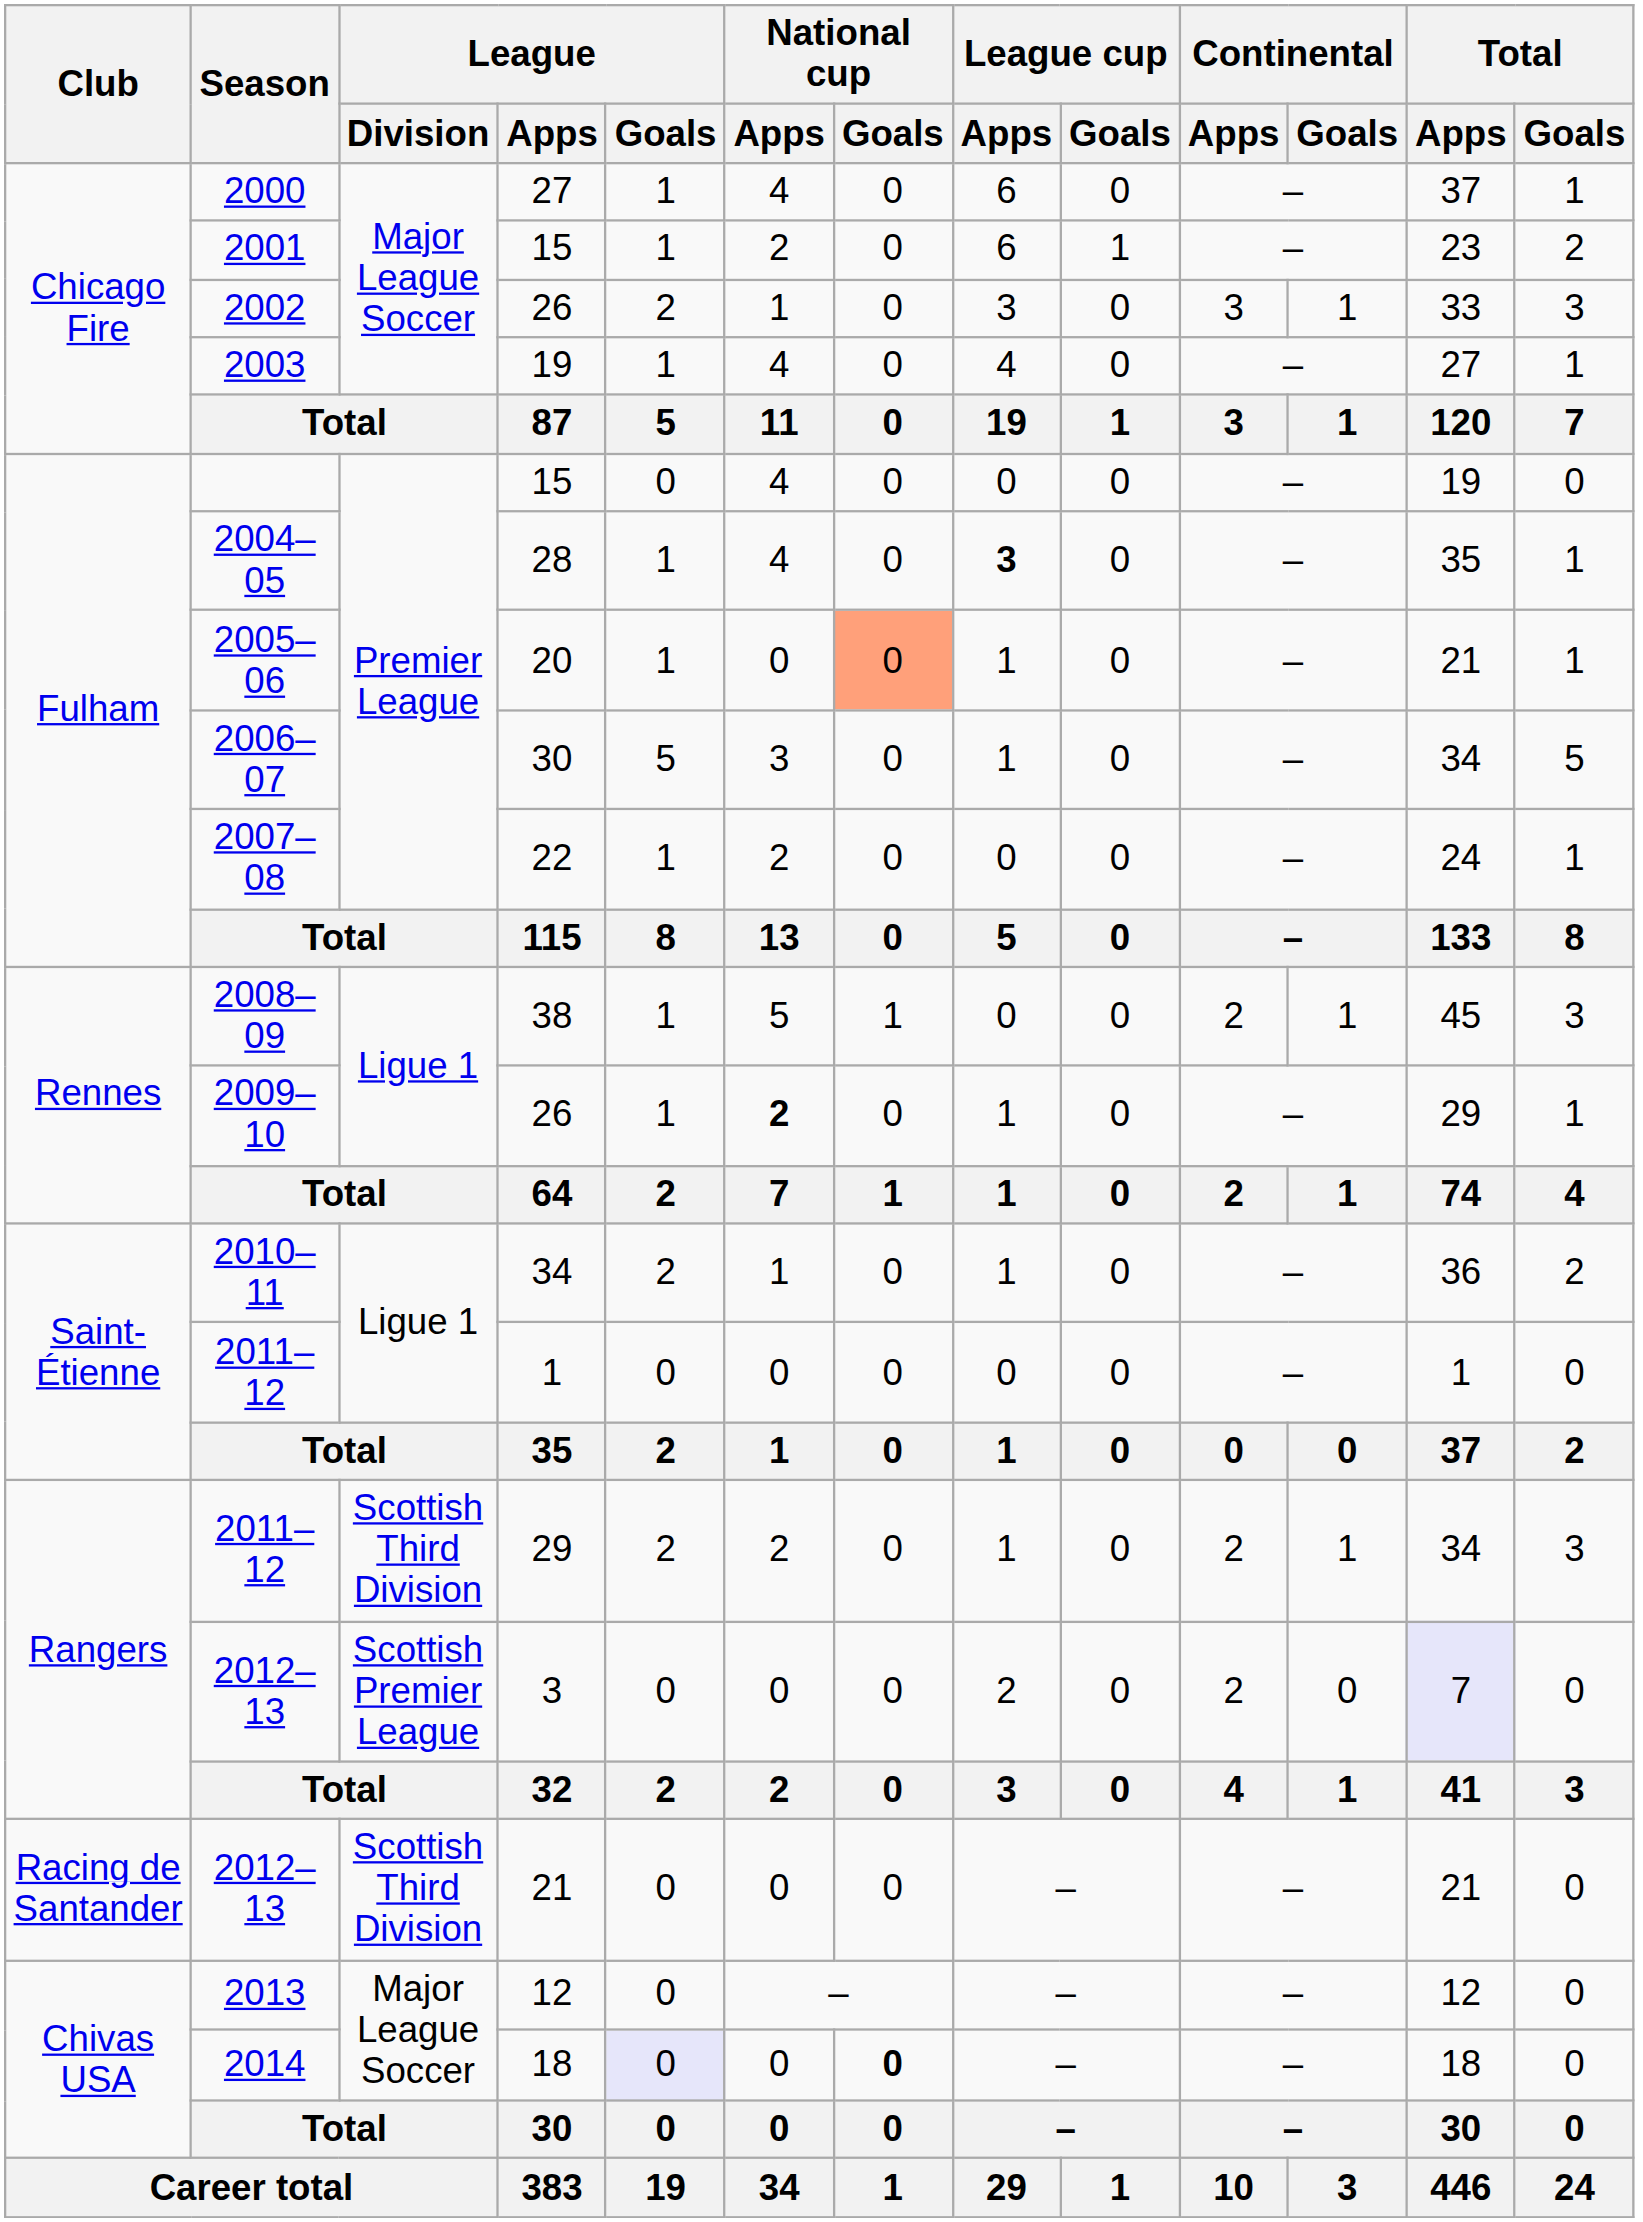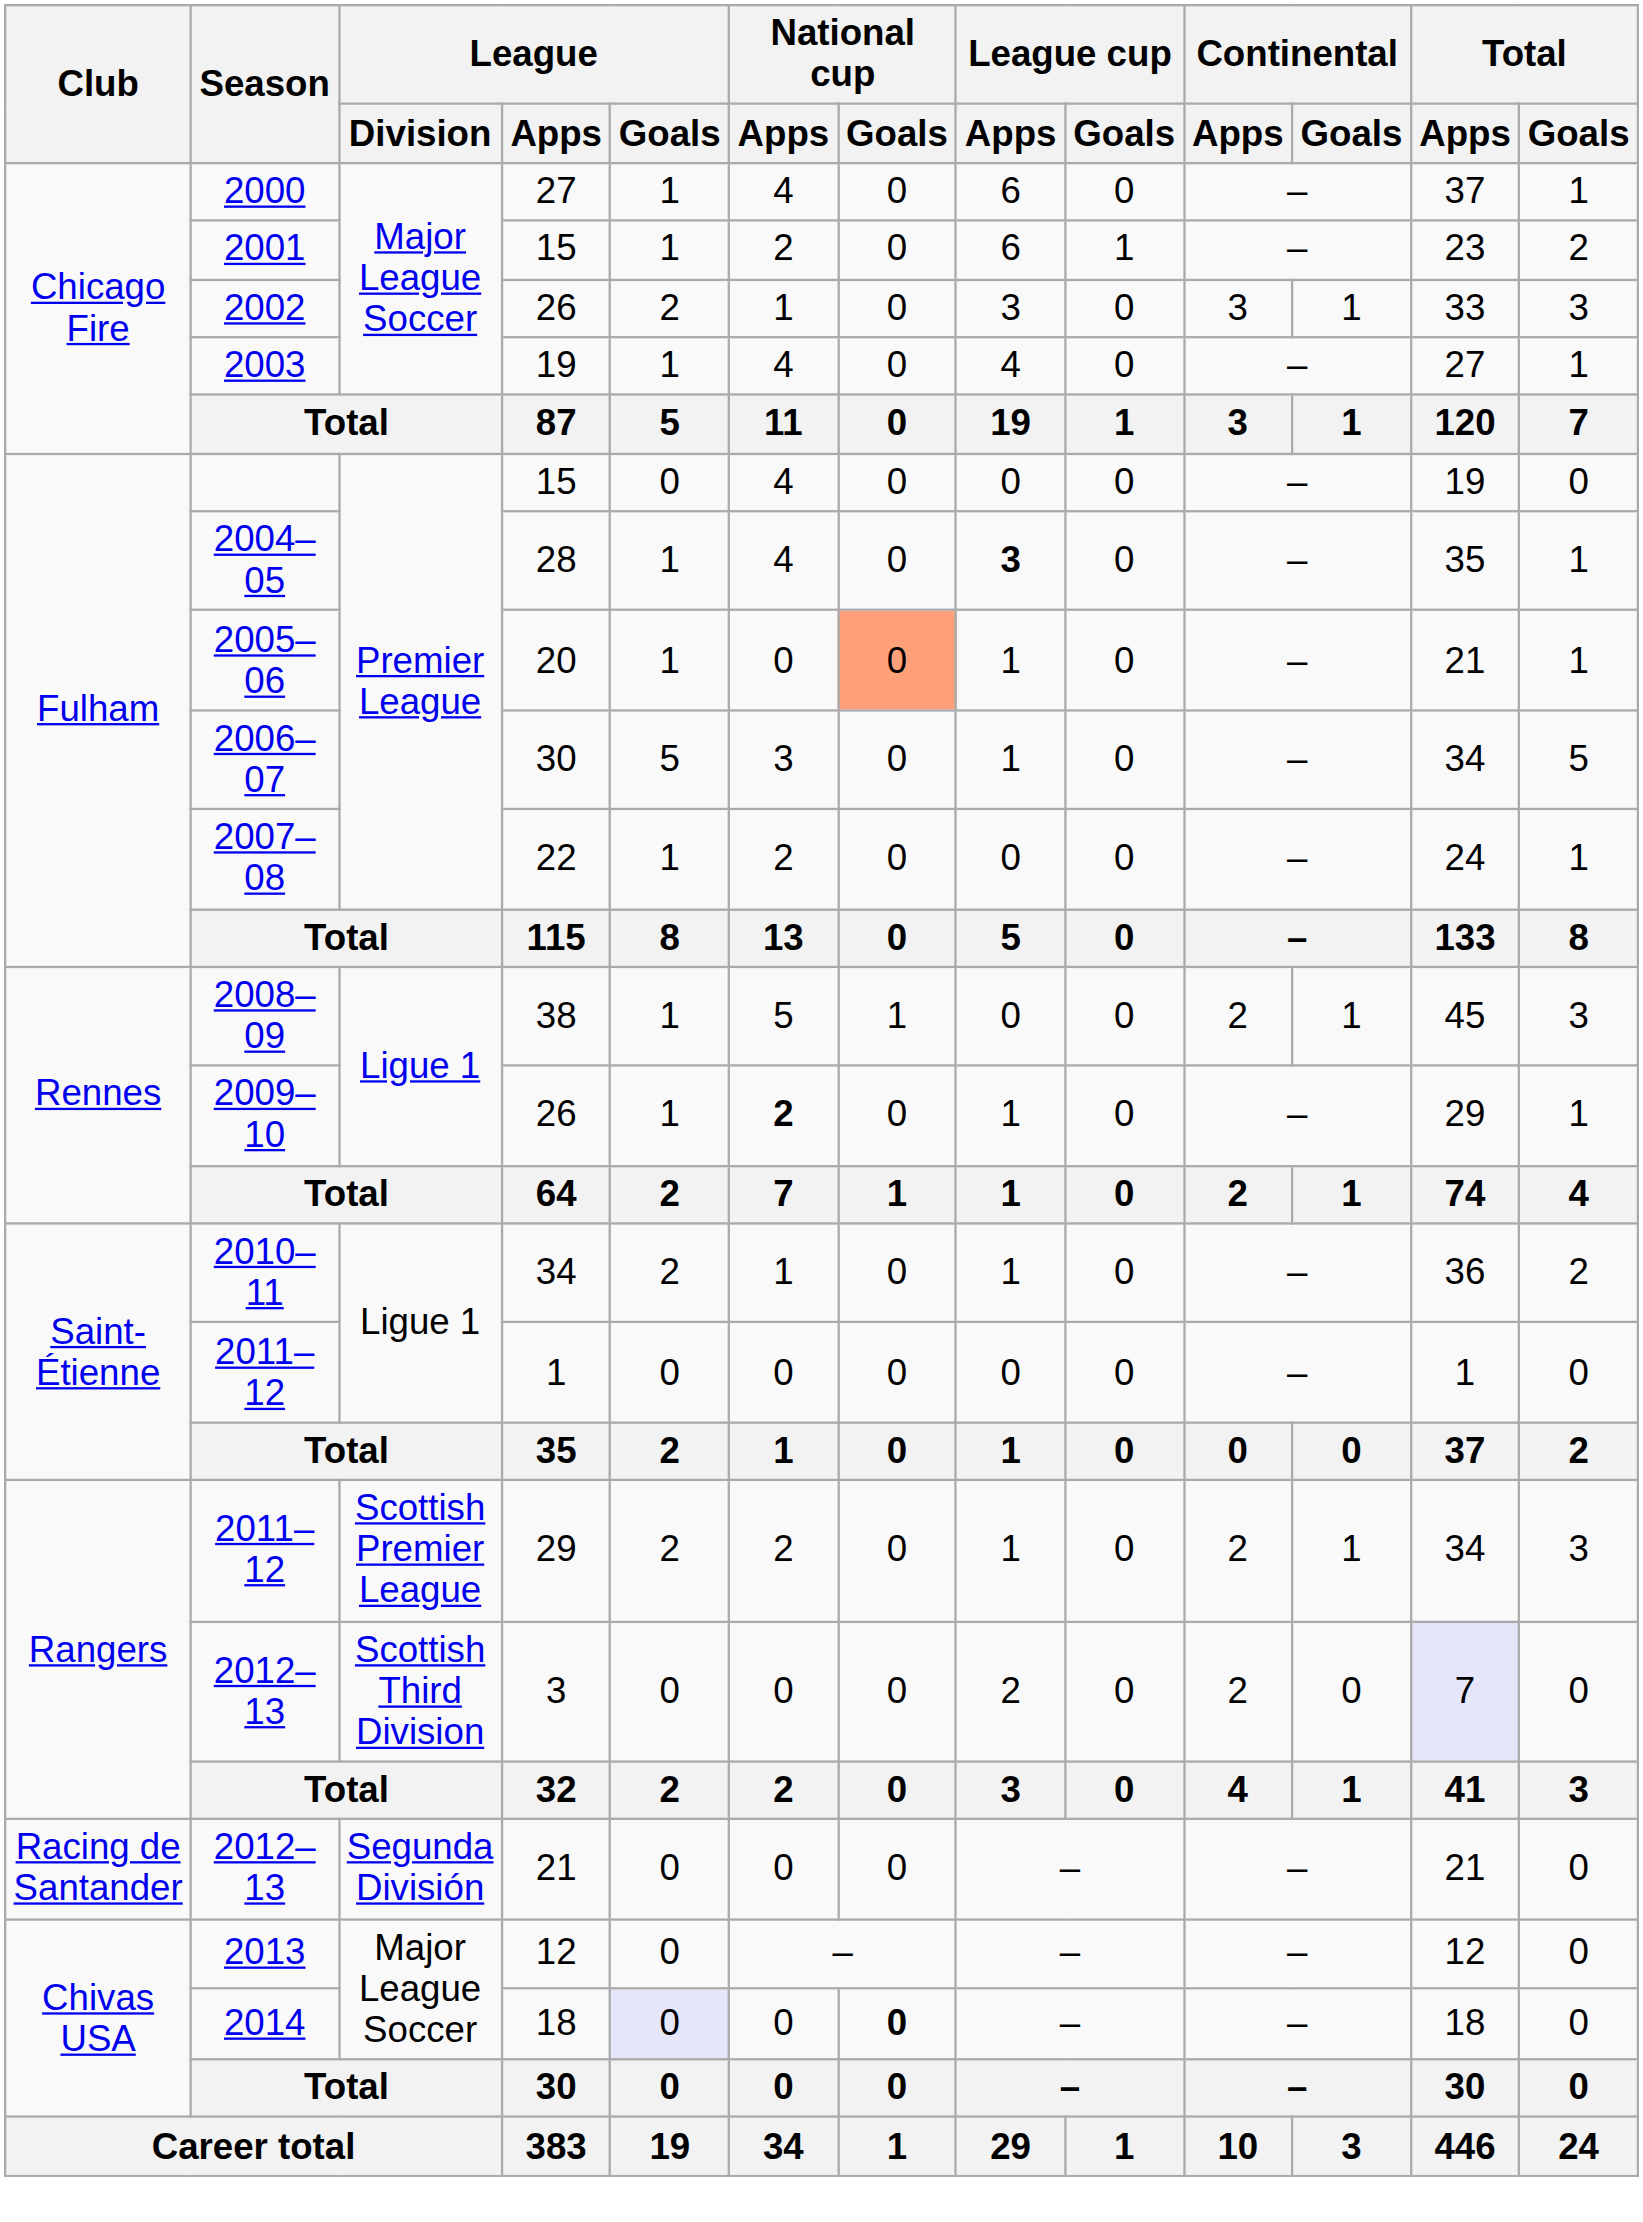(418, 1549) Scottish Third Division -> (420, 1549) Scottish Premier League
(418, 1690) Scottish Premier League -> (420, 1690) Scottish Third Division
(418, 1889) Scottish Third Division -> (420, 1868) Segunda División
